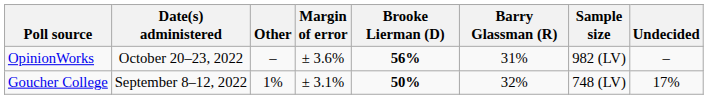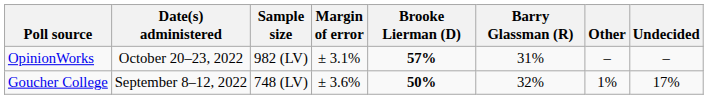columns swapped: (599, 25) <-> (273, 34)
(323, 58) ± 3.6% -> (339, 58) ± 3.1%
(405, 58) 56% -> (422, 58) 57%
(323, 82) ± 3.1% -> (339, 82) ± 3.6%
